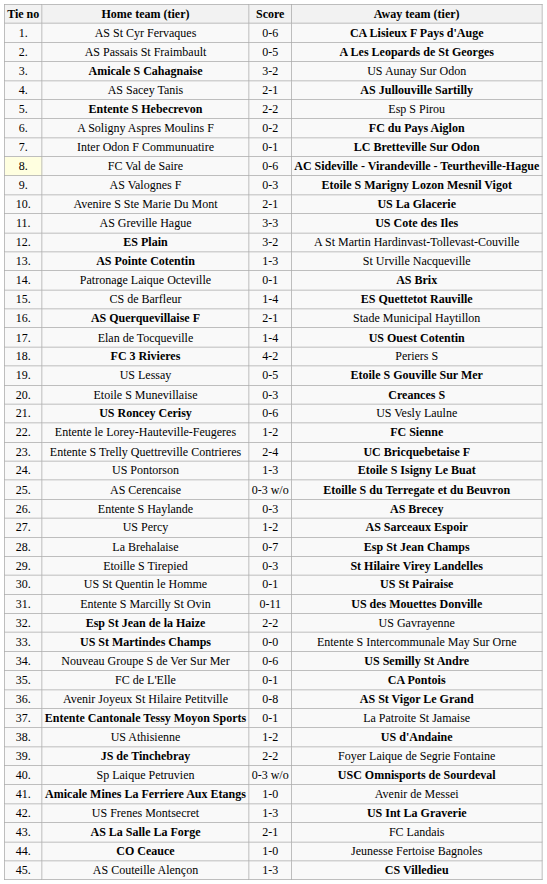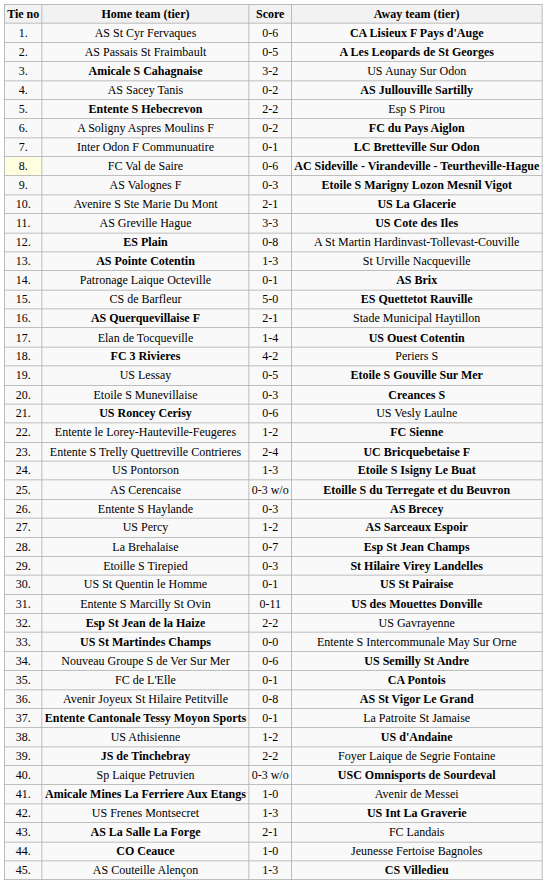(270, 90) 2-1 -> (270, 90) 0-2
(270, 242) 3-2 -> (270, 242) 0-8
(270, 299) 1-4 -> (270, 299) 5-0
